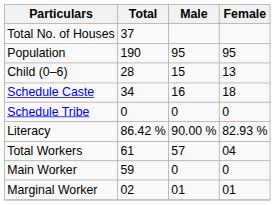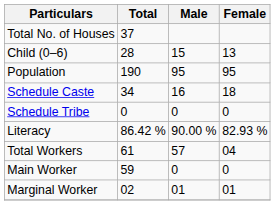rows swapped: (36, 53) <-> (37, 72)
